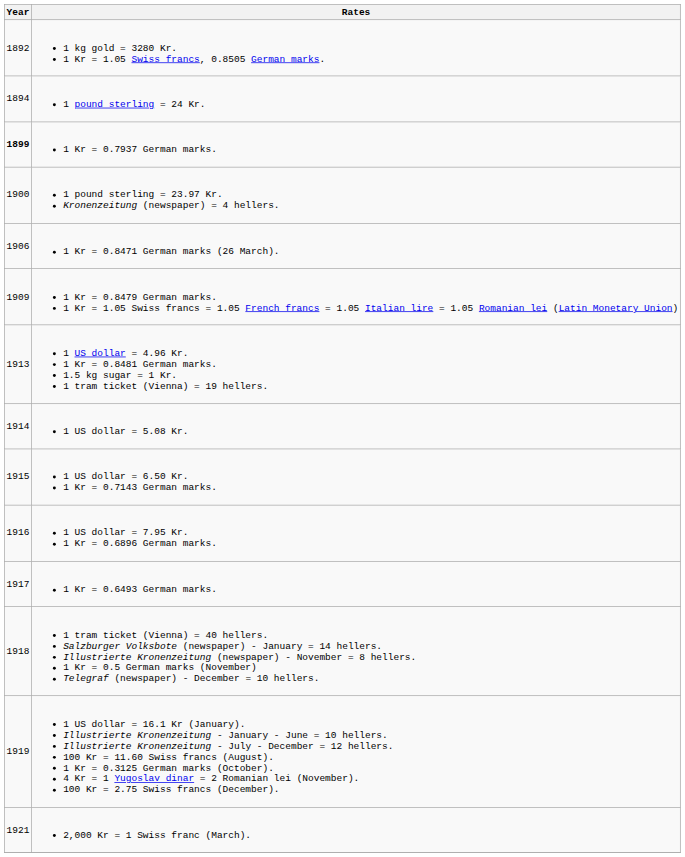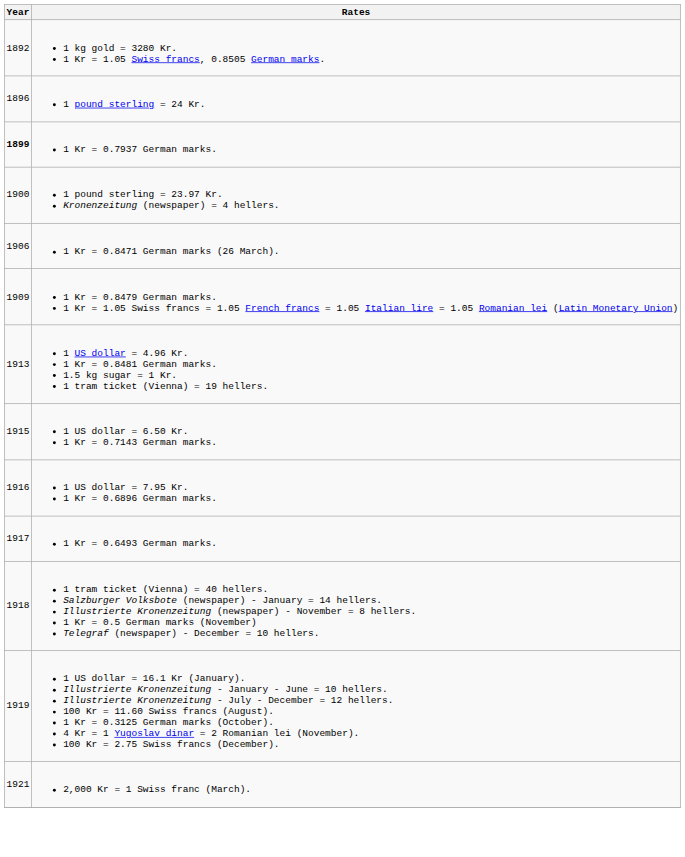(18, 99) 1894 -> (18, 99) 1896
- row: (356, 431)
